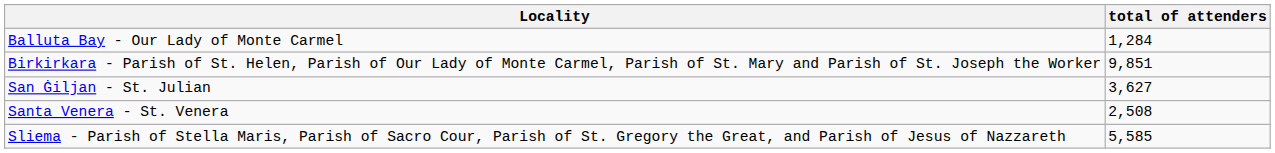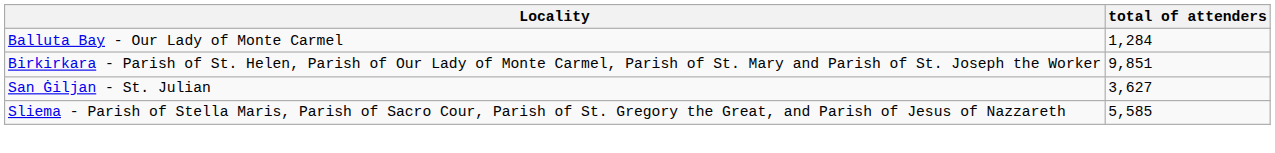- row: (118, 112)
